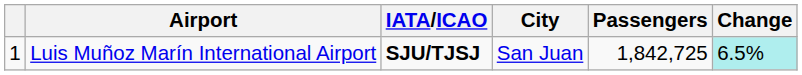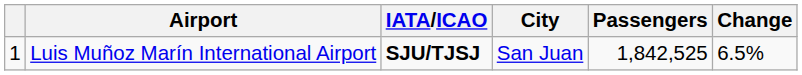(662, 53) 1,842,725 -> (662, 53) 1,842,525
(741, 53) paleturquoise background -> (741, 53) no background
